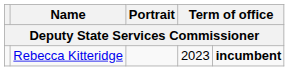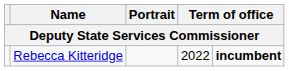(195, 55) 2023 -> (195, 55) 2022
